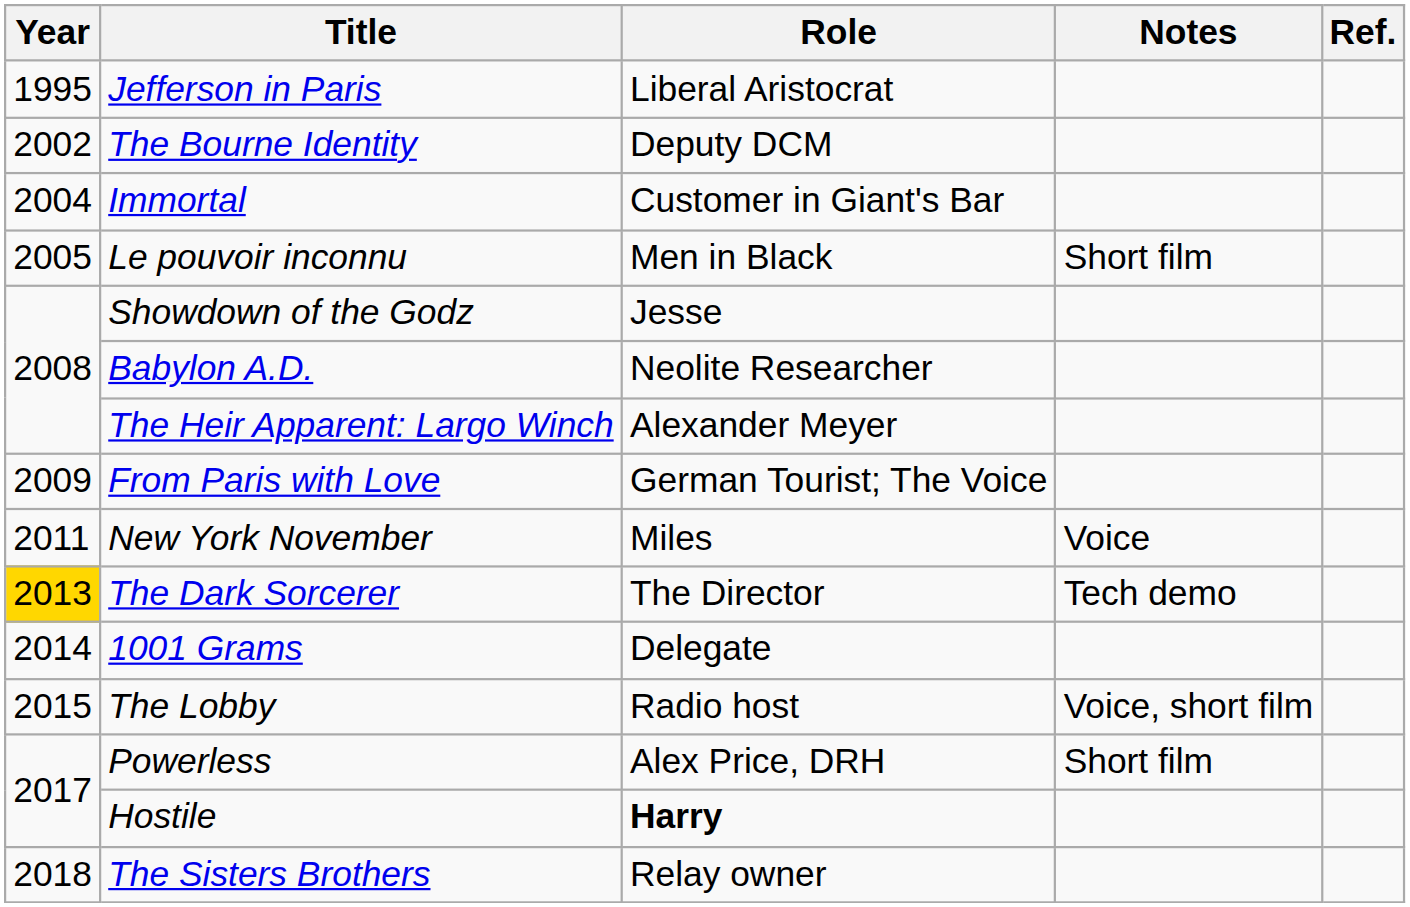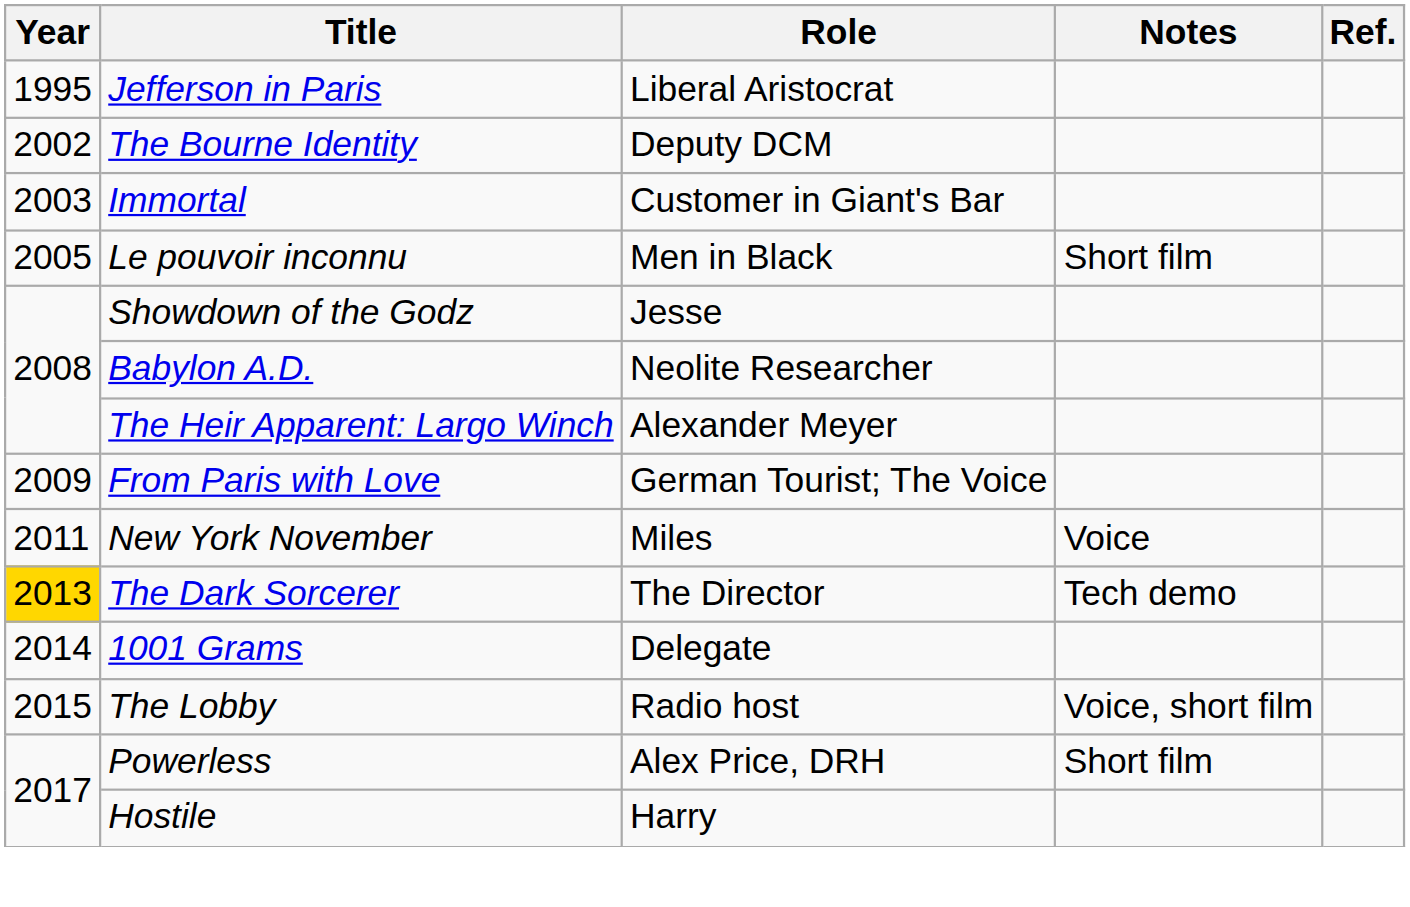(53, 200) 2004 -> (53, 200) 2003
(676, 817) bold -> (673, 817) normal
- row: (269, 873)
